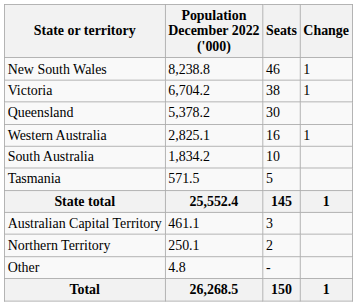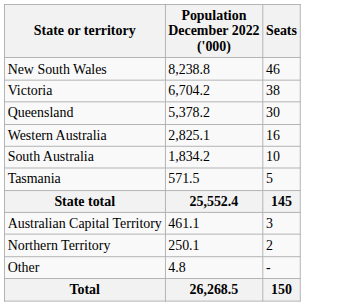- column: (326, 31)
